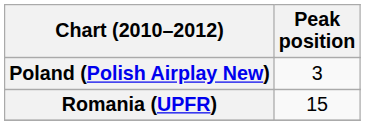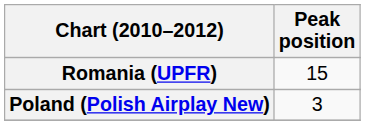rows swapped: (139, 73) <-> (139, 104)
